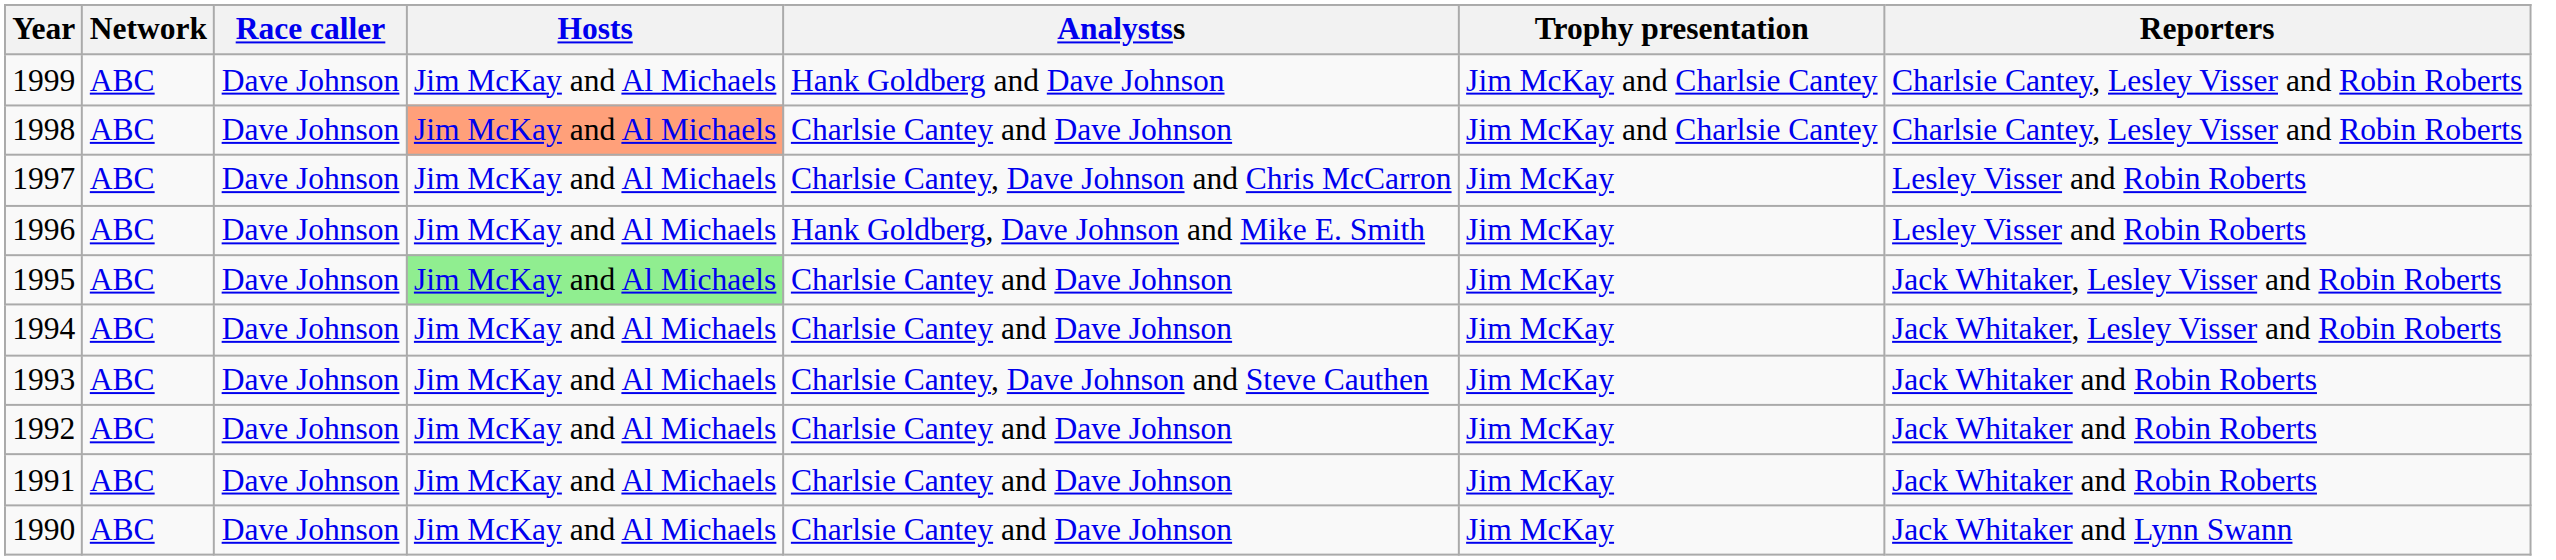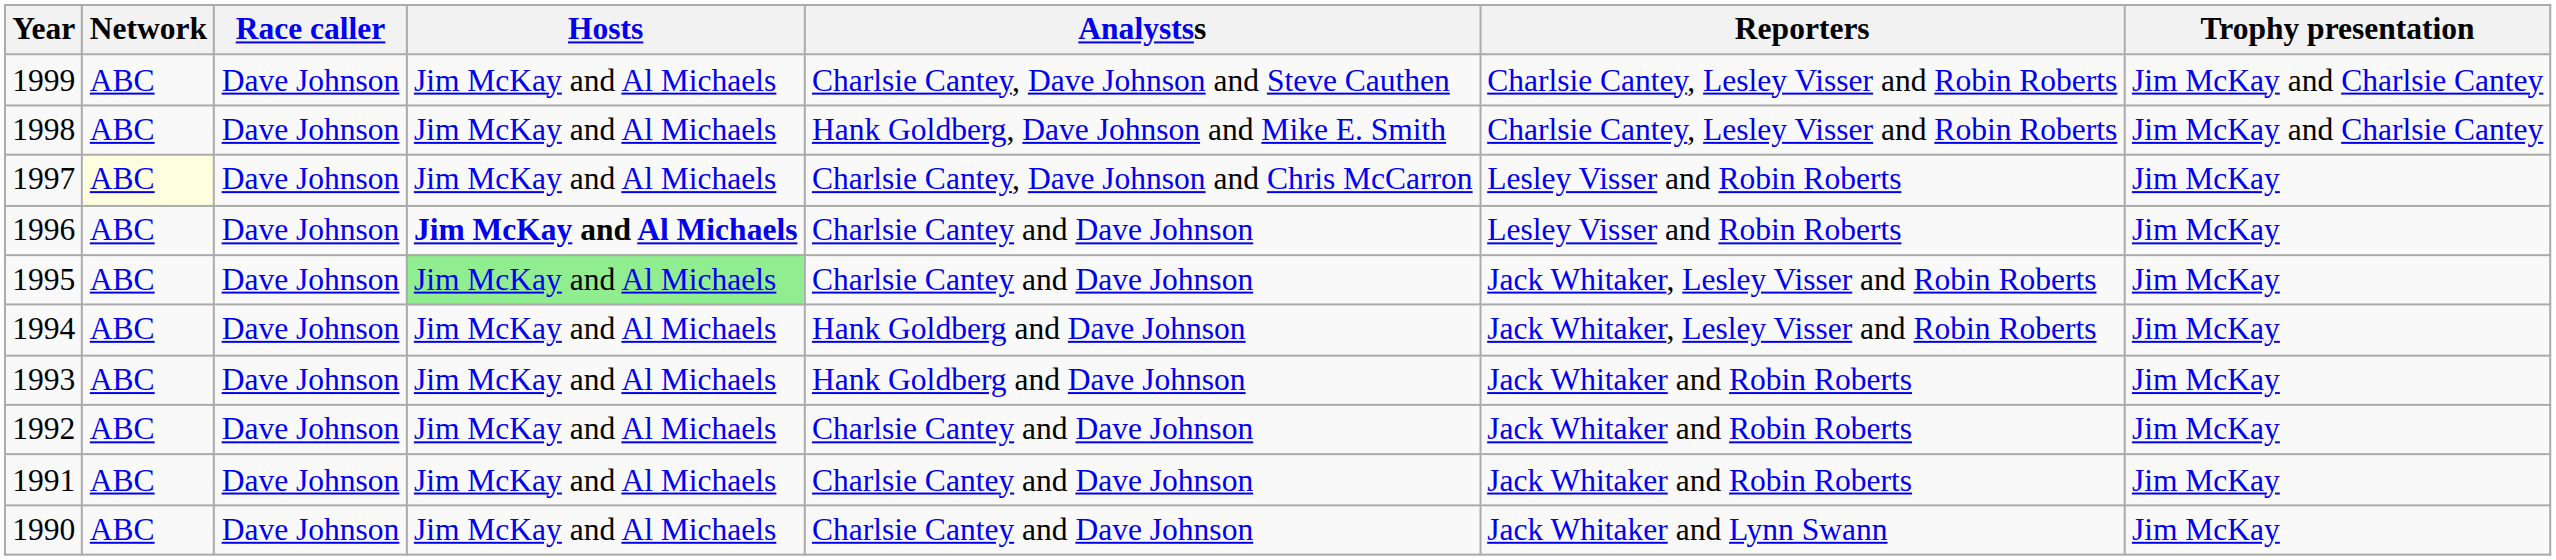columns swapped: (2207, 29) <-> (1672, 29)
(1008, 79) Hank Goldberg and Dave Johnson -> (1131, 79) Charlsie Cantey, Dave Johnson and Steve Cauthen
(595, 129) lightsalmon background -> (595, 129) no background
(1012, 129) Charlsie Cantey and Dave Johnson -> (1129, 129) Hank Goldberg, Dave Johnson and Mike E. Smith
(122, 179) no background -> (122, 179) lightyellow background
(595, 229) normal -> (606, 229) bold
(1108, 229) Hank Goldberg, Dave Johnson and Mike E. Smith -> (1033, 229) Charlsie Cantey and Dave Johnson
(1012, 329) Charlsie Cantey and Dave Johnson -> (1029, 329) Hank Goldberg and Dave Johnson
(1110, 379) Charlsie Cantey, Dave Johnson and Steve Cauthen -> (1029, 379) Hank Goldberg and Dave Johnson
